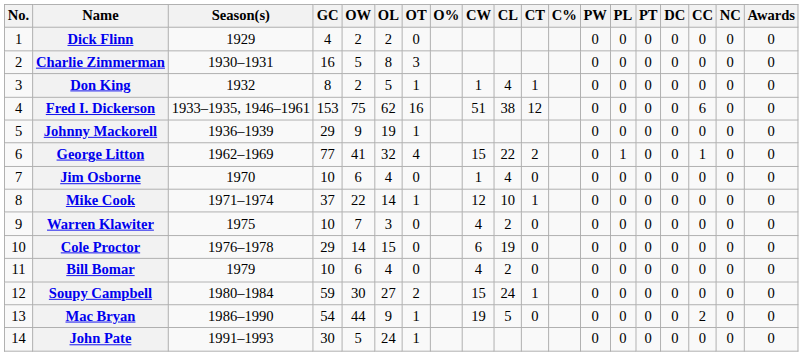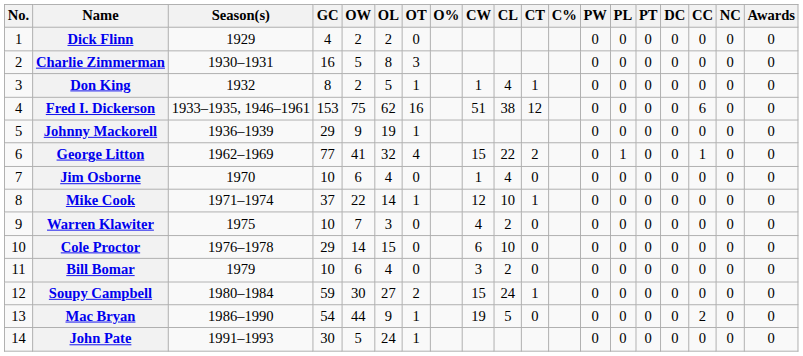(508, 246) 19 -> (508, 246) 10
(479, 270) 4 -> (479, 270) 3
